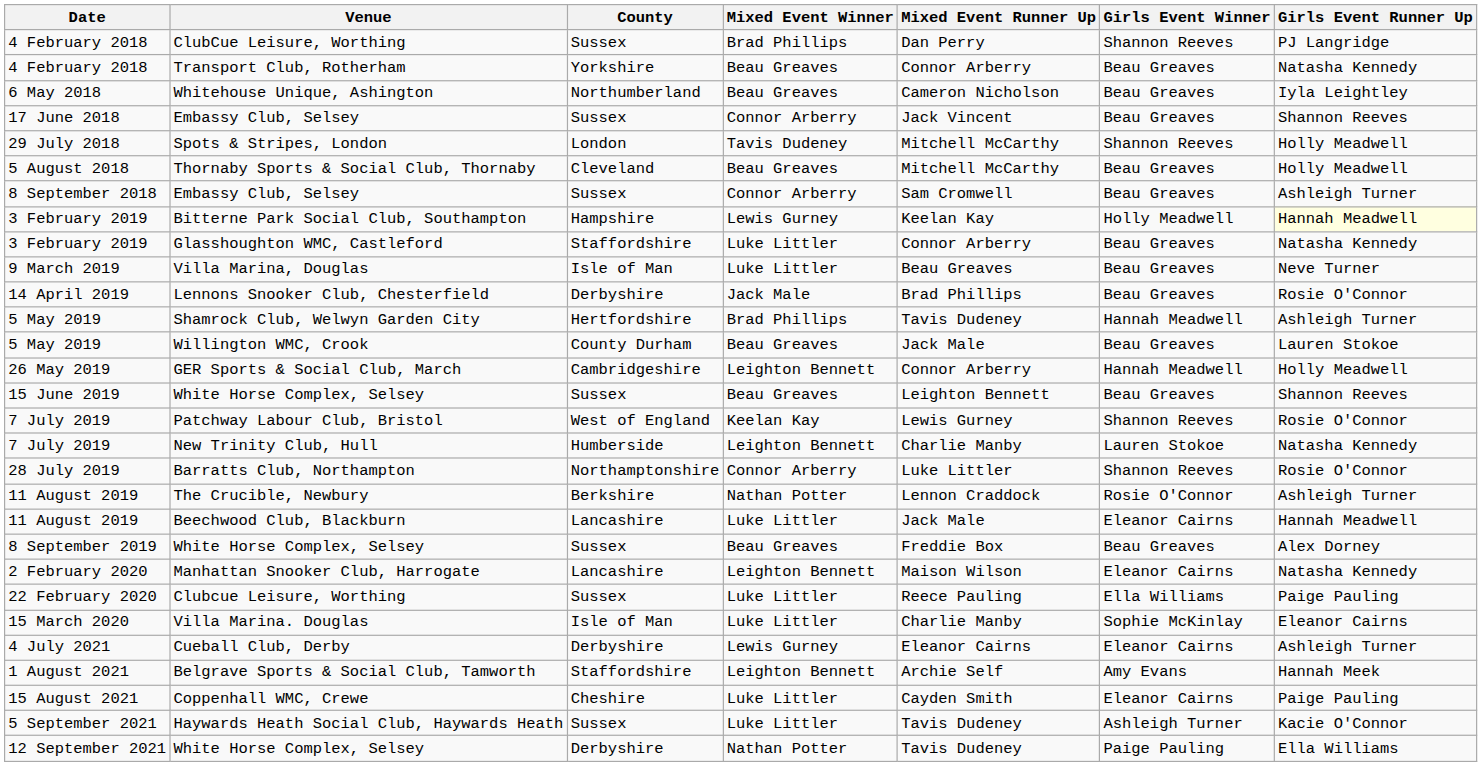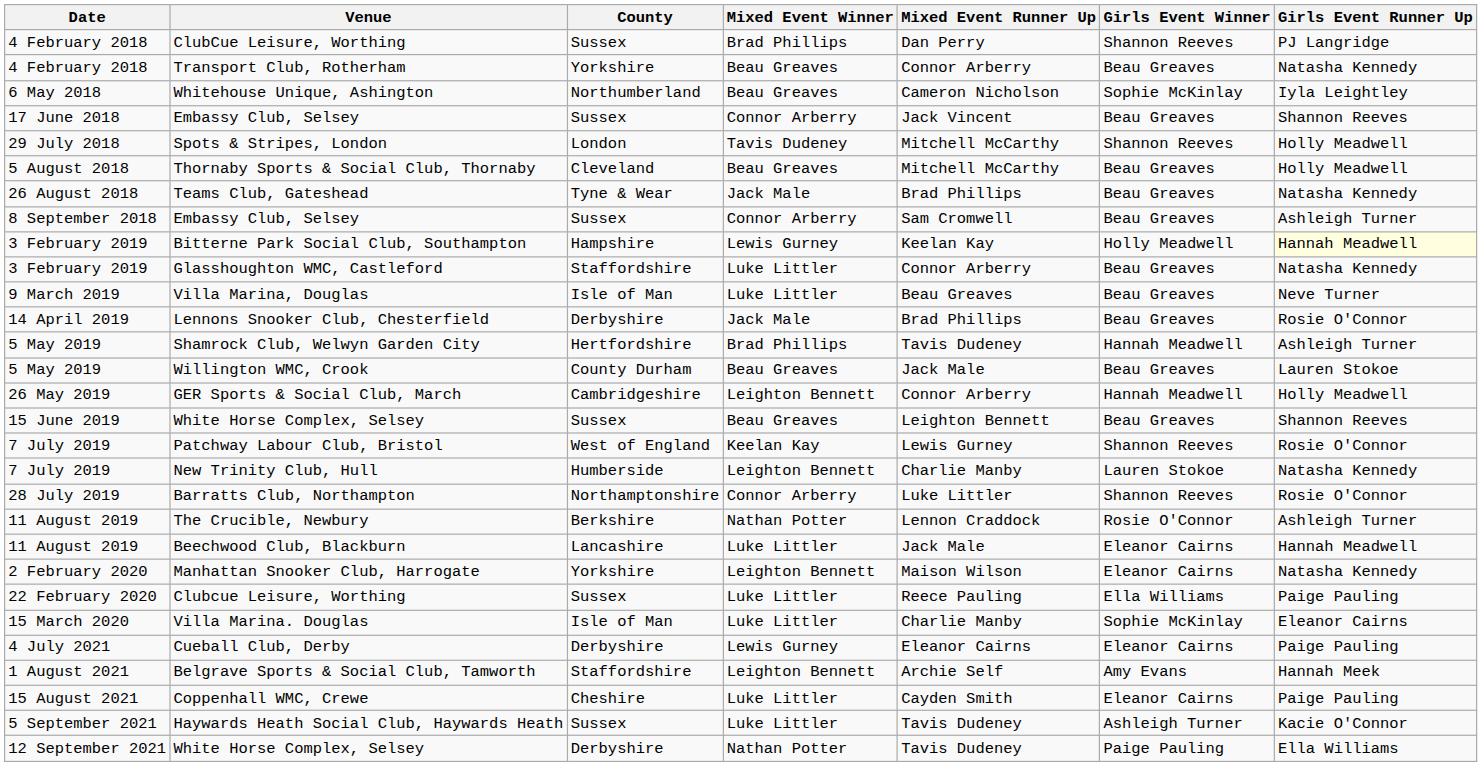(1159, 93) Beau Greaves -> (1173, 93) Sophie McKinlay
+ row: (73, 194)
- row: (83, 547)
(617, 572) Lancashire -> (613, 572) Yorkshire
(1348, 648) Ashleigh Turner -> (1338, 648) Paige Pauling
